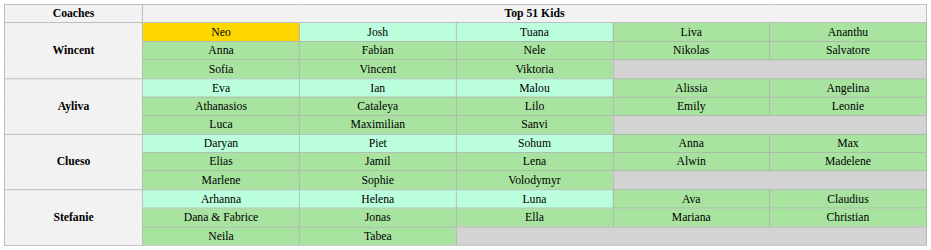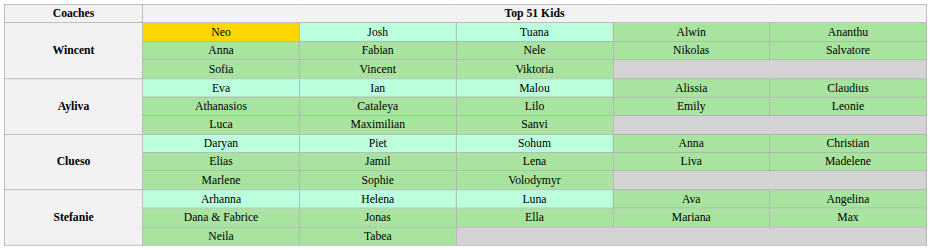(691, 32) Liva -> (691, 32) Alwin
(848, 87) Angelina -> (848, 87) Claudius
(848, 143) Max -> (848, 143) Christian
(691, 161) Alwin -> (691, 161) Liva
(848, 198) Claudius -> (848, 198) Angelina
(848, 217) Christian -> (848, 217) Max
